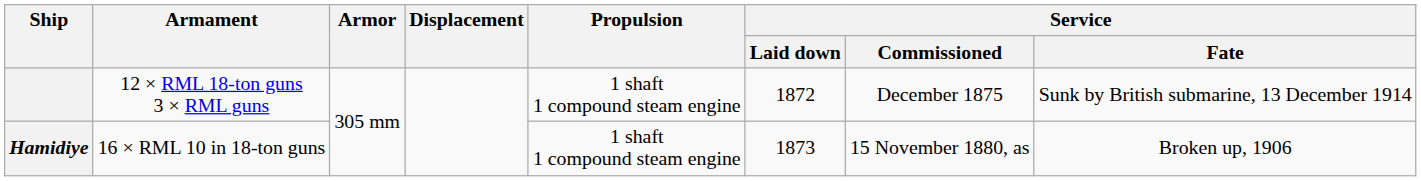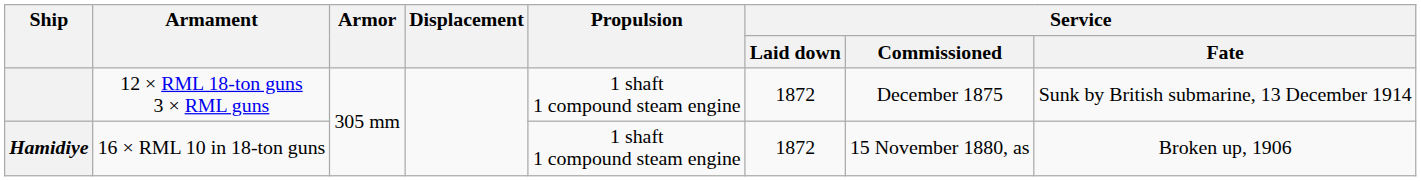(795, 148) 1873 -> (795, 148) 1872
